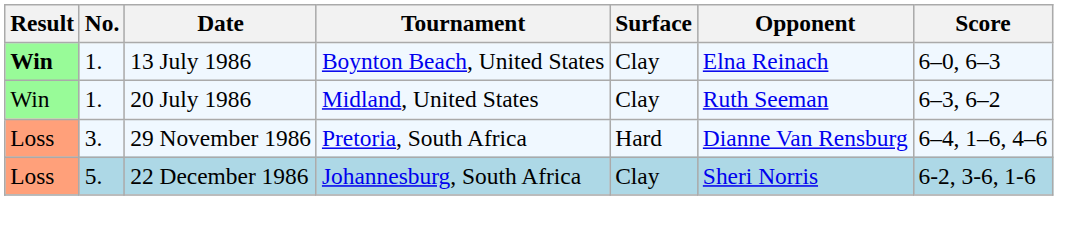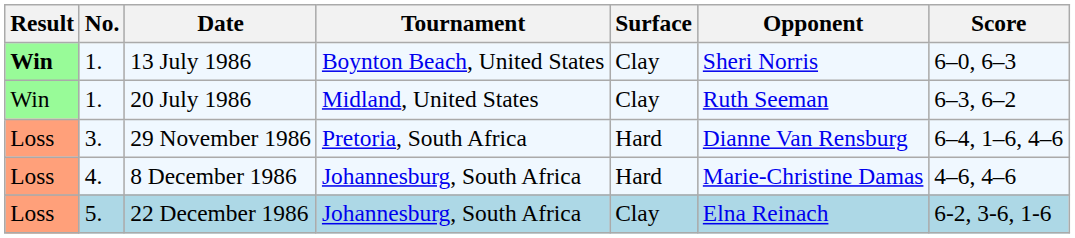(766, 61) Elna Reinach -> (760, 61) Sheri Norris
+ row: (213, 175)
(760, 175) Sheri Norris -> (766, 213) Elna Reinach
